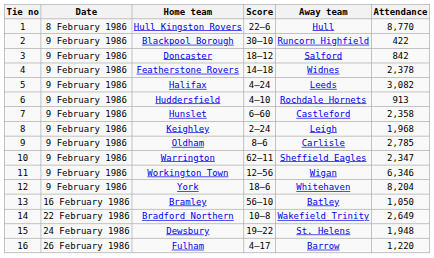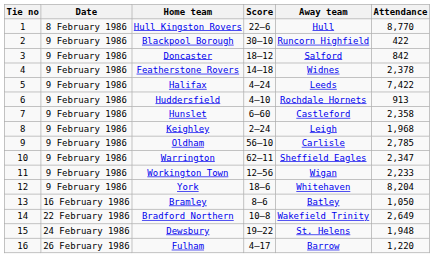(400, 85) 3,082 -> (400, 85) 7,422
(260, 143) 8–6 -> (260, 143) 56–10
(400, 172) 6,346 -> (400, 172) 2,233
(260, 202) 56–10 -> (260, 202) 8–6
